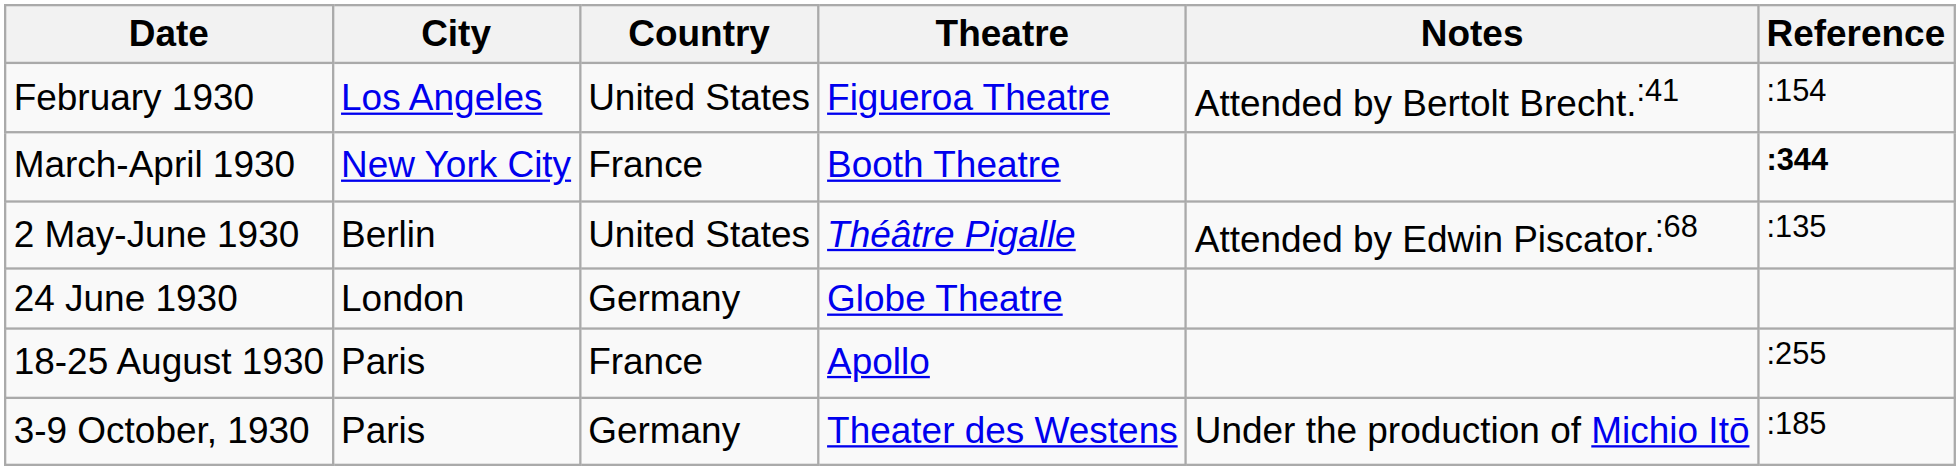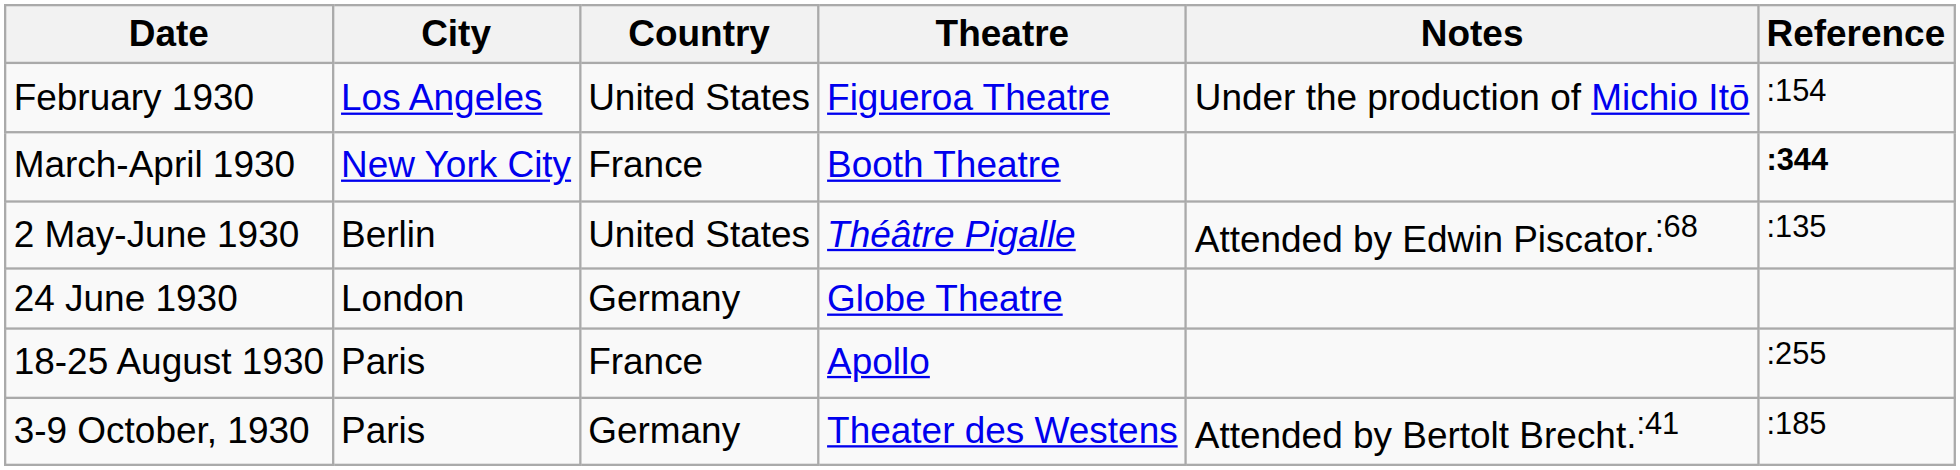(1437, 97) Attended by Bertolt Brecht.:41 -> (1472, 97) Under the production of Michio Itō
(1472, 430) Under the production of Michio Itō -> (1437, 430) Attended by Bertolt Brecht.:41
